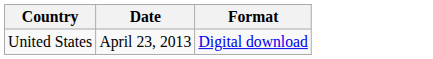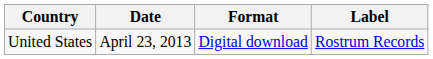+ column: (370, 16)
